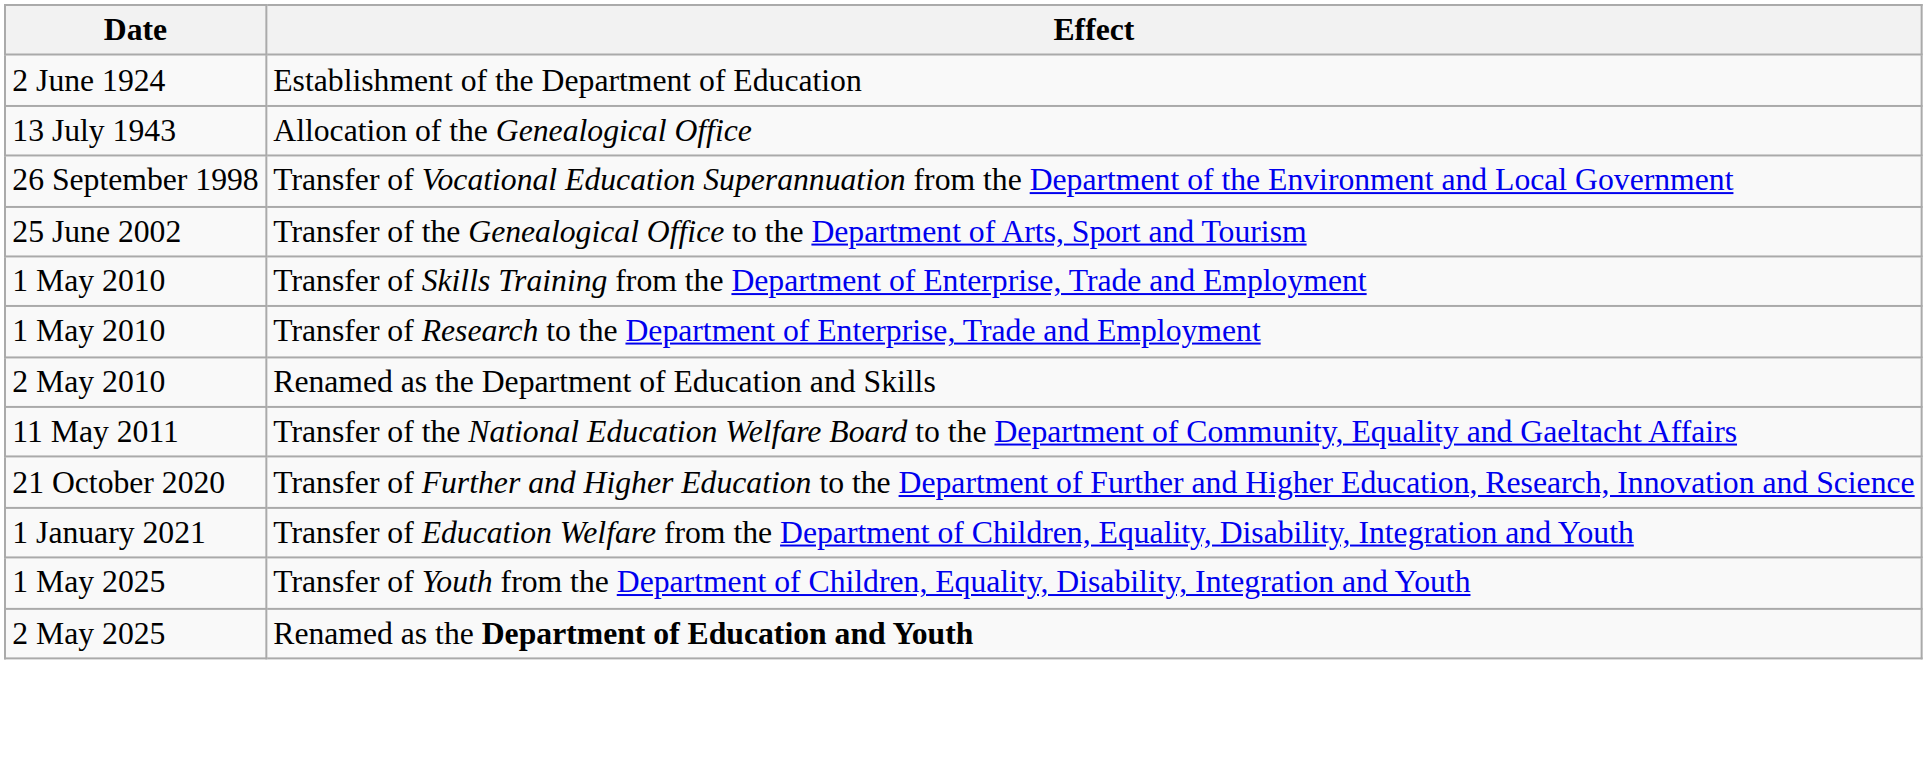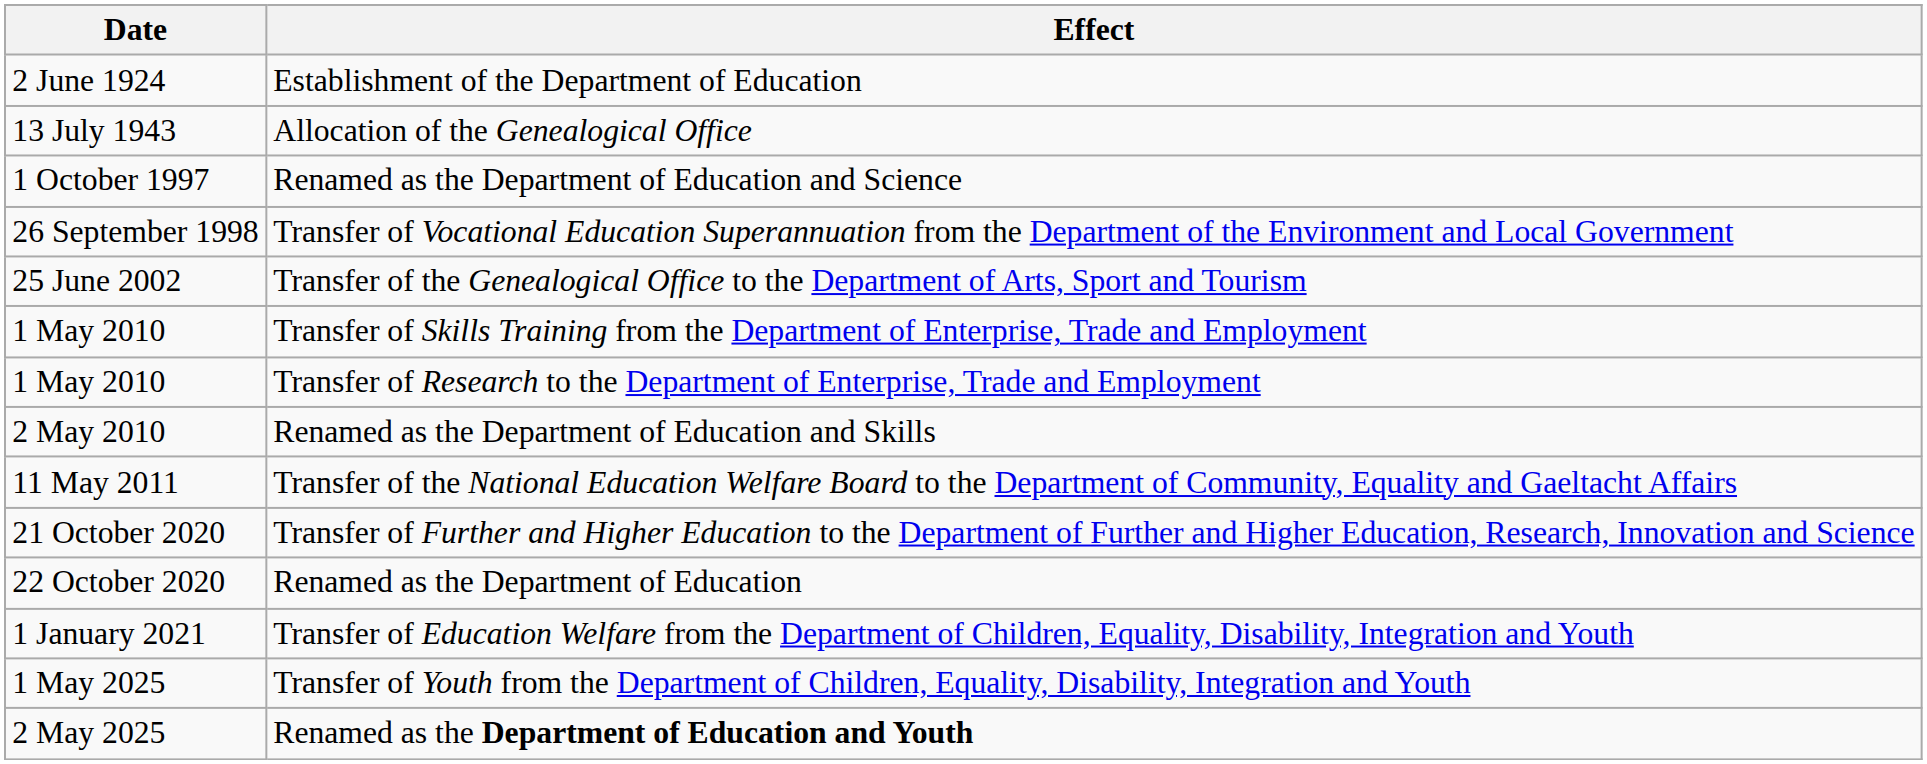+ row: (618, 180)
+ row: (538, 582)
